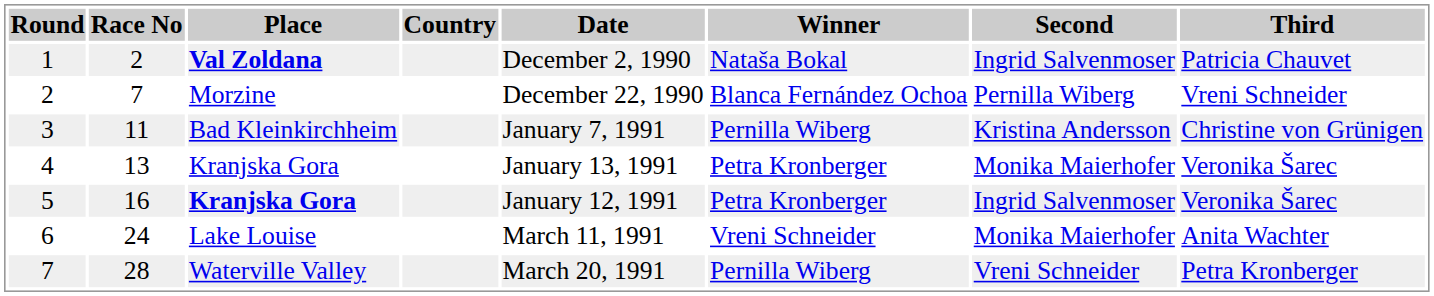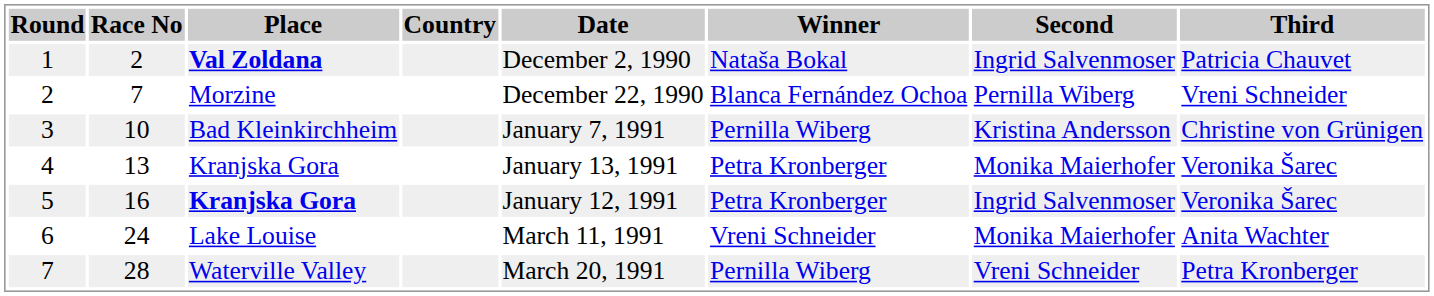(137, 130) 11 -> (137, 130) 10
